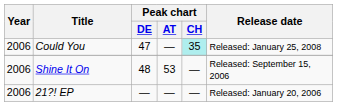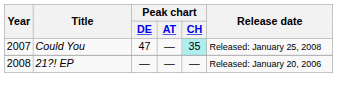(19, 47) 2006 -> (19, 47) 2007
- row: (62, 70)
(19, 93) 2006 -> (19, 64) 2008
